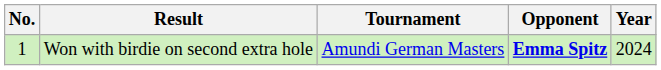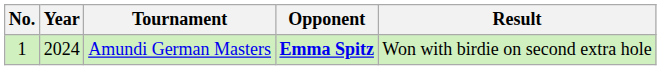columns swapped: (634, 19) <-> (178, 19)
